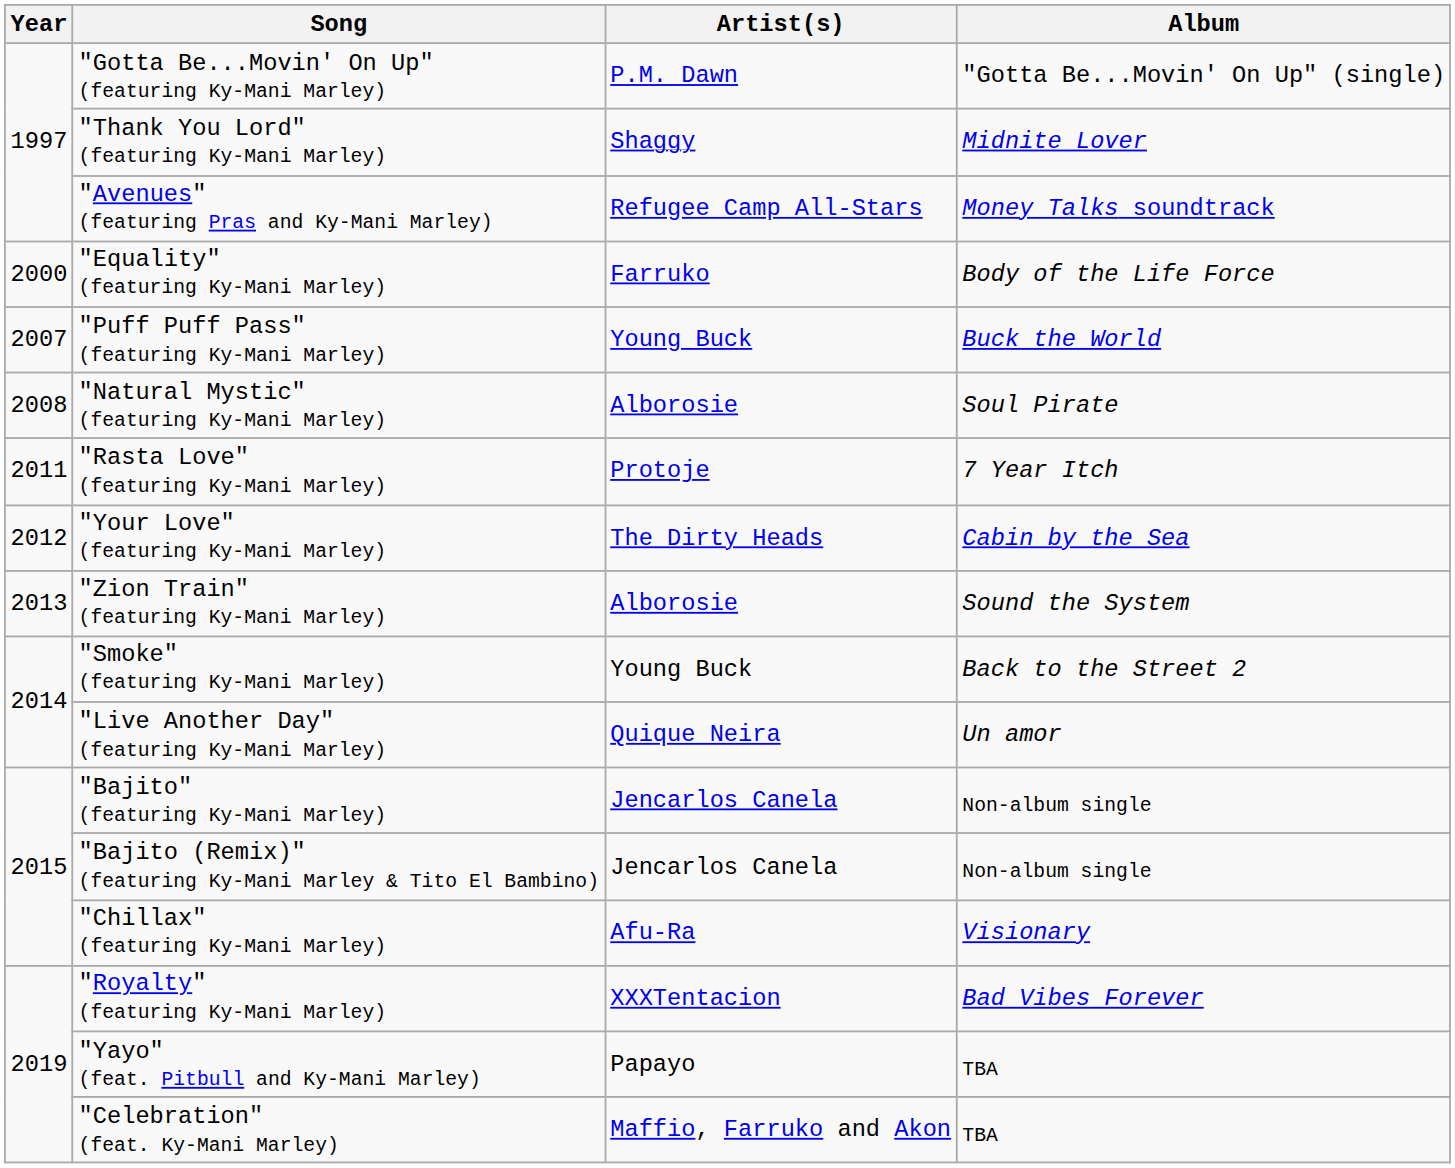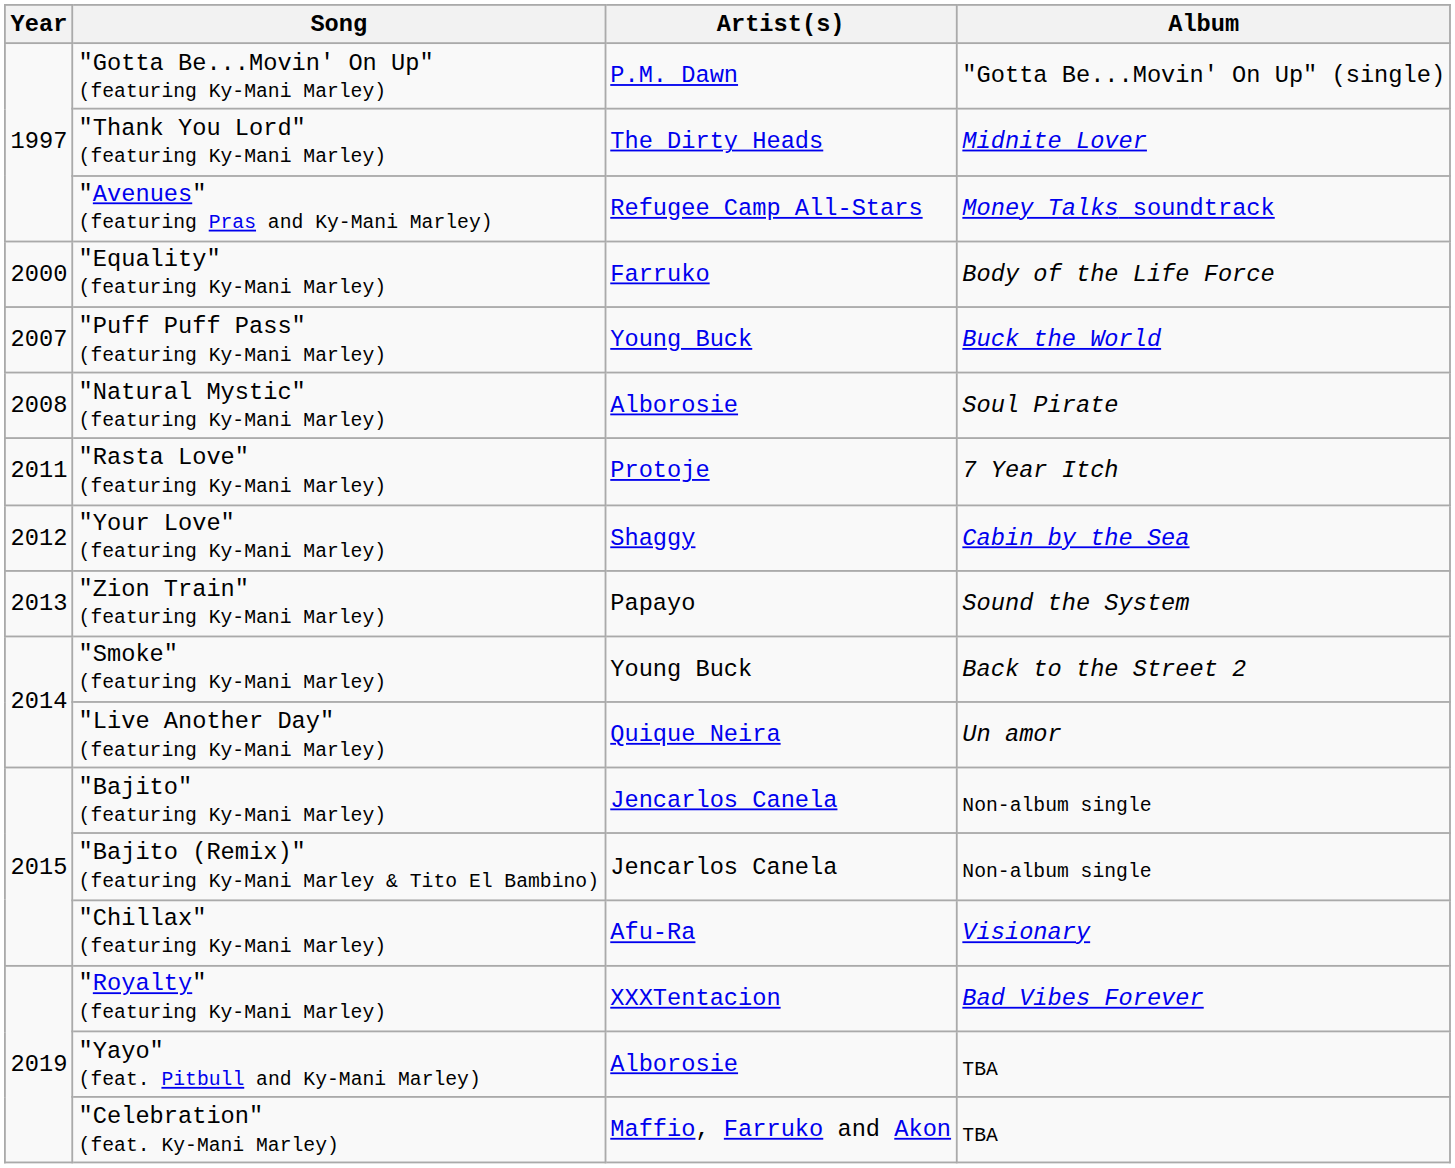(653, 142) Shaggy -> (717, 142) The Dirty Heads
(717, 537) The Dirty Heads -> (653, 537) Shaggy
(674, 603) Alborosie -> (653, 603) Papayo
(653, 1064) Papayo -> (674, 1064) Alborosie
